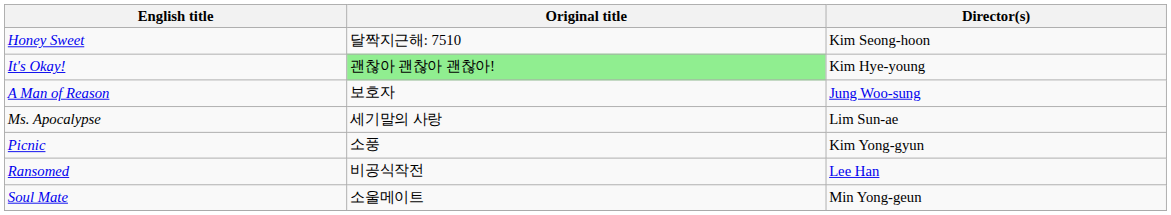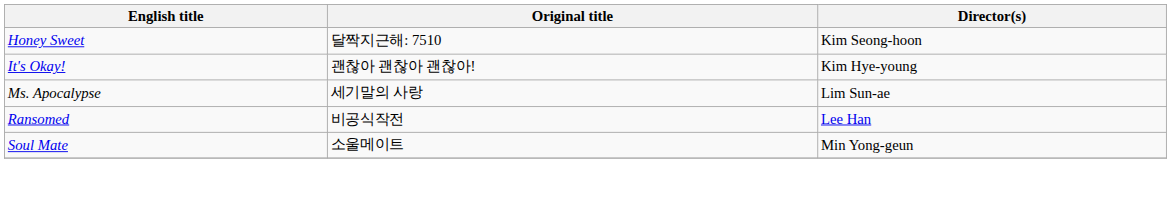(423, 66) lightgreen background -> (403, 66) no background
- row: (59, 93)
- row: (27, 145)
